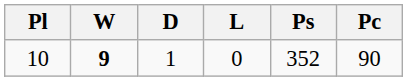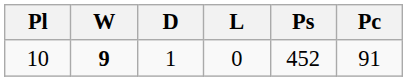(303, 57) 352 -> (303, 57) 452
(369, 57) 90 -> (369, 57) 91
